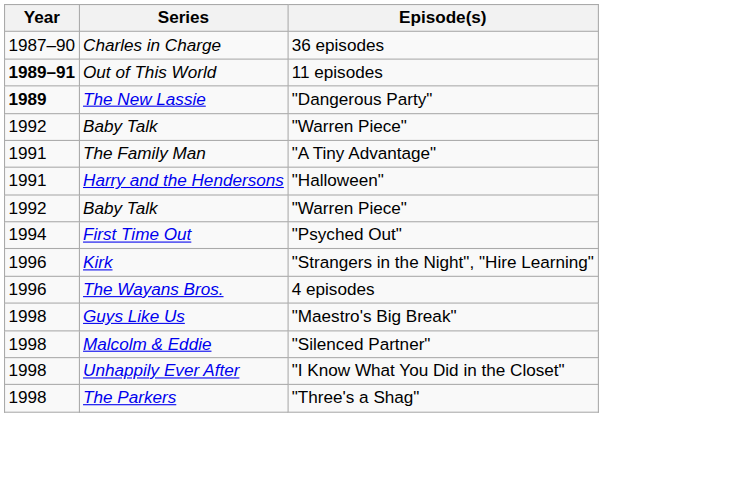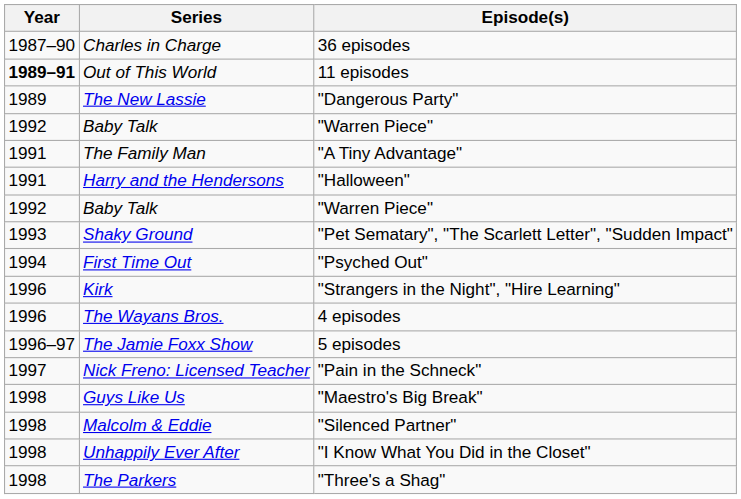(28, 99) bold -> (28, 99) normal
+ row: (138, 235)
+ row: (168, 343)
+ row: (196, 371)
